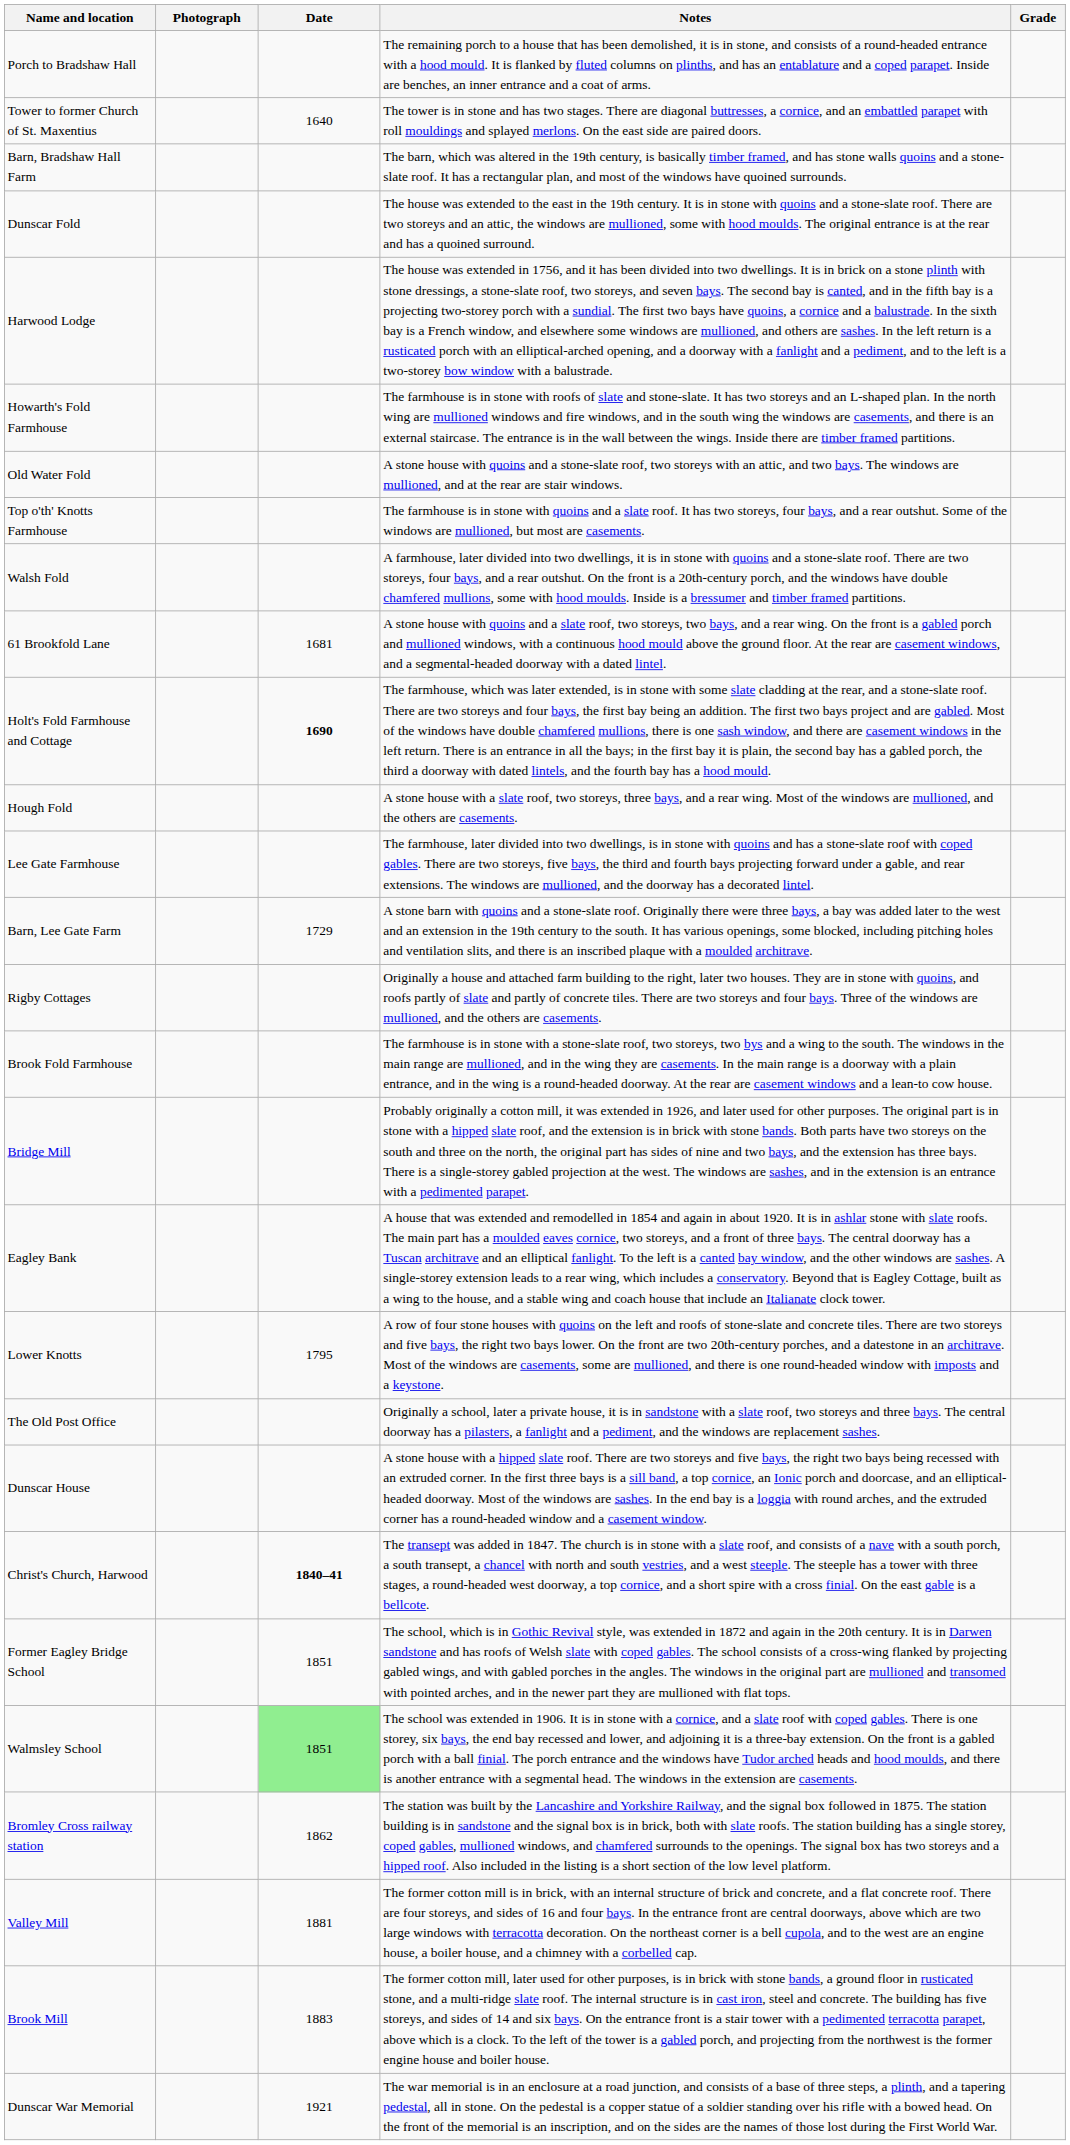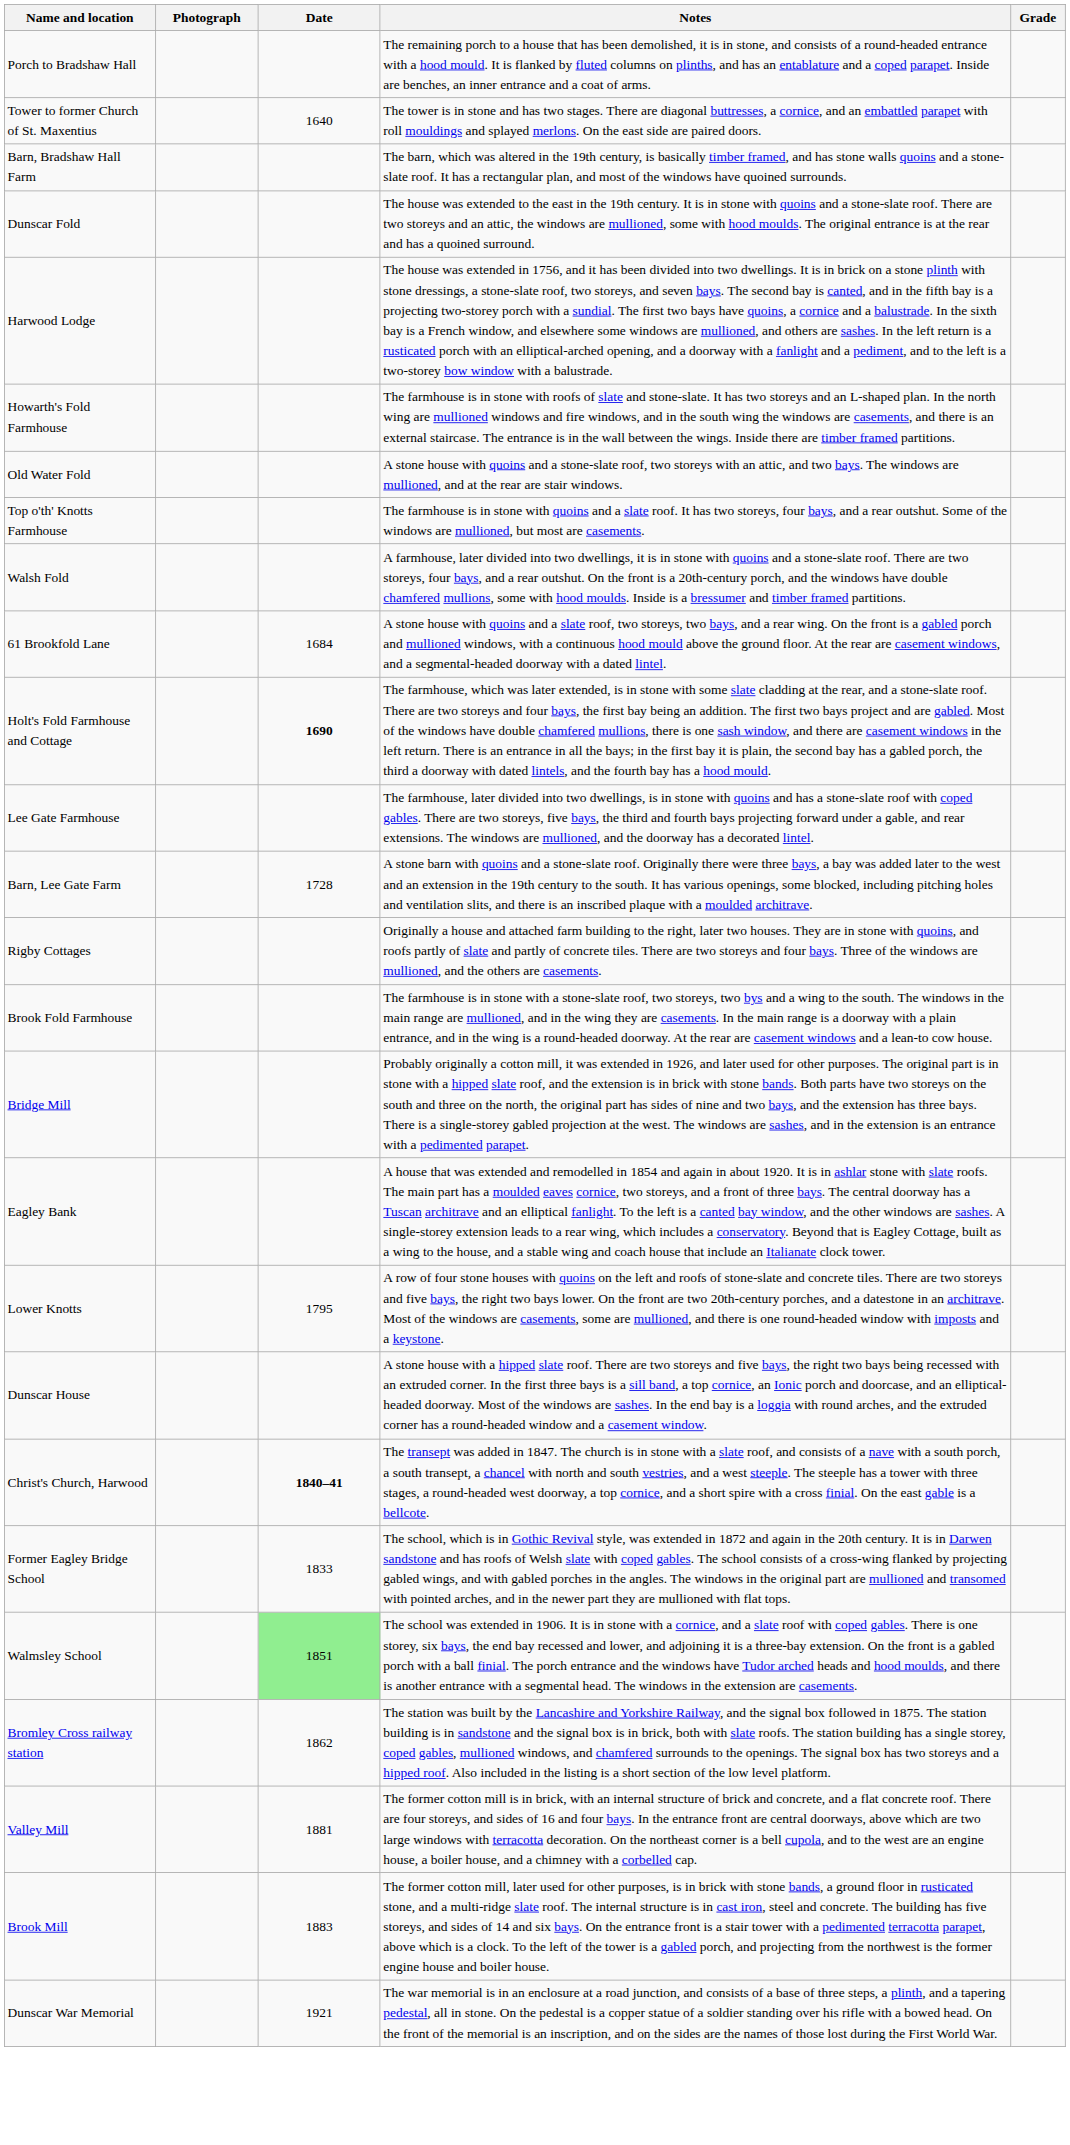(319, 644) 1681 -> (319, 644) 1684
- row: (40, 807)
(319, 930) 1729 -> (319, 884) 1728
- row: (62, 1421)
(319, 1662) 1851 -> (319, 1569) 1833
